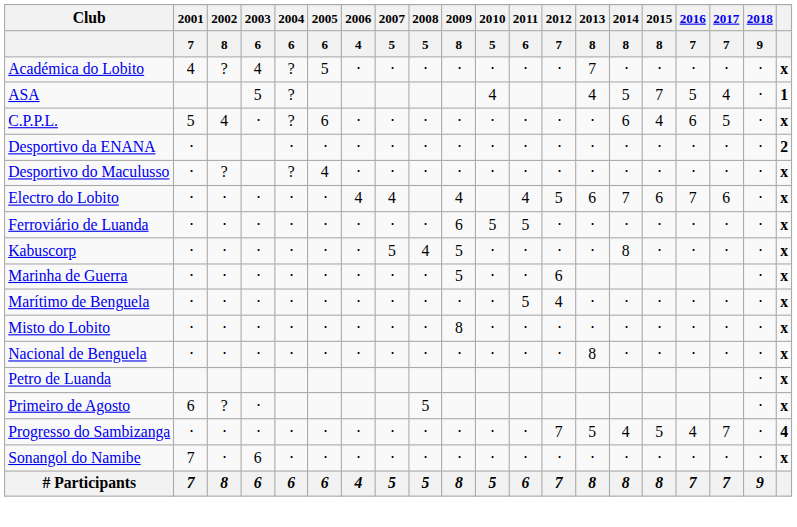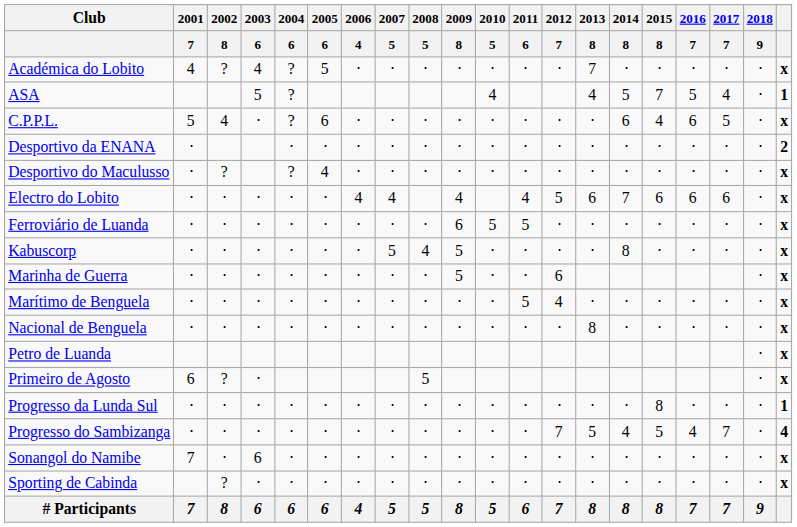(693, 199) 7 -> (693, 199) 6
- row: (59, 328)
+ row: (83, 406)
+ row: (73, 483)
